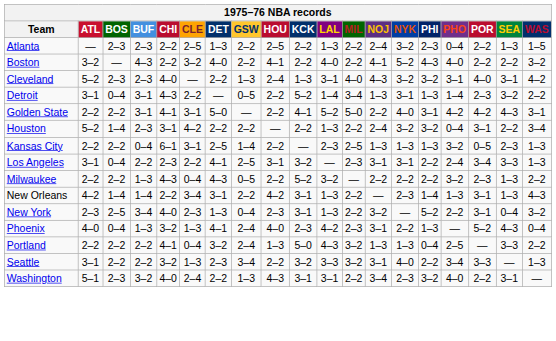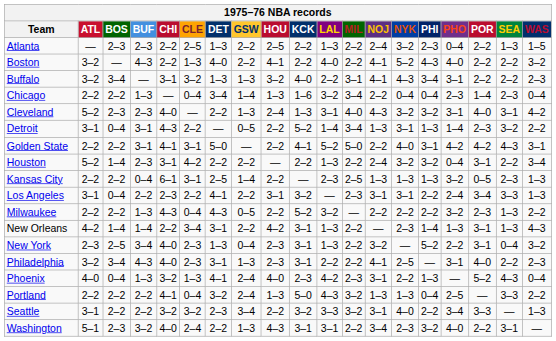(193, 63) 3–2 -> (193, 63) 1–3
+ row: (23, 79)
+ row: (26, 96)
(246, 162) 2–5 -> (246, 195) 2–2
+ row: (35, 262)
(193, 262) 1–3 -> (193, 312) 3–2
